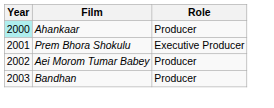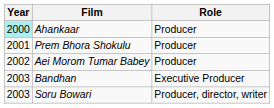(199, 45) Executive Producer -> (175, 45) Producer
(175, 78) Producer -> (199, 78) Executive Producer
+ row: (63, 95)
